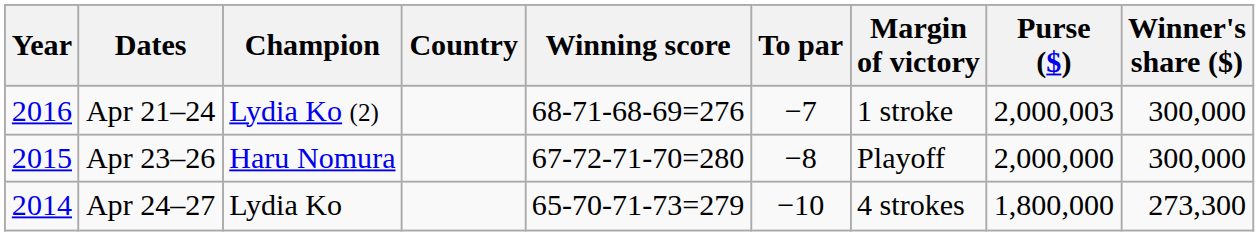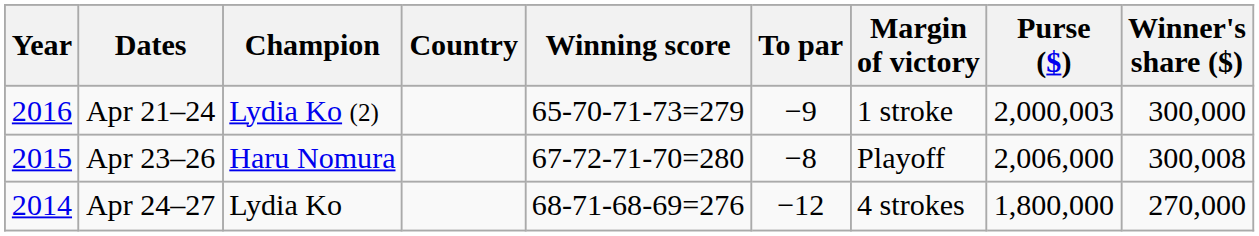(638, 109) 68-71-68-69=276 -> (638, 109) 65-70-71-73=279
(801, 109) −7 -> (801, 109) −9
(1054, 157) 2,000,000 -> (1054, 157) 2,006,000
(1197, 157) 300,000 -> (1197, 157) 300,008
(638, 205) 65-70-71-73=279 -> (638, 205) 68-71-68-69=276
(801, 205) −10 -> (801, 205) −12
(1197, 205) 273,300 -> (1197, 205) 270,000
